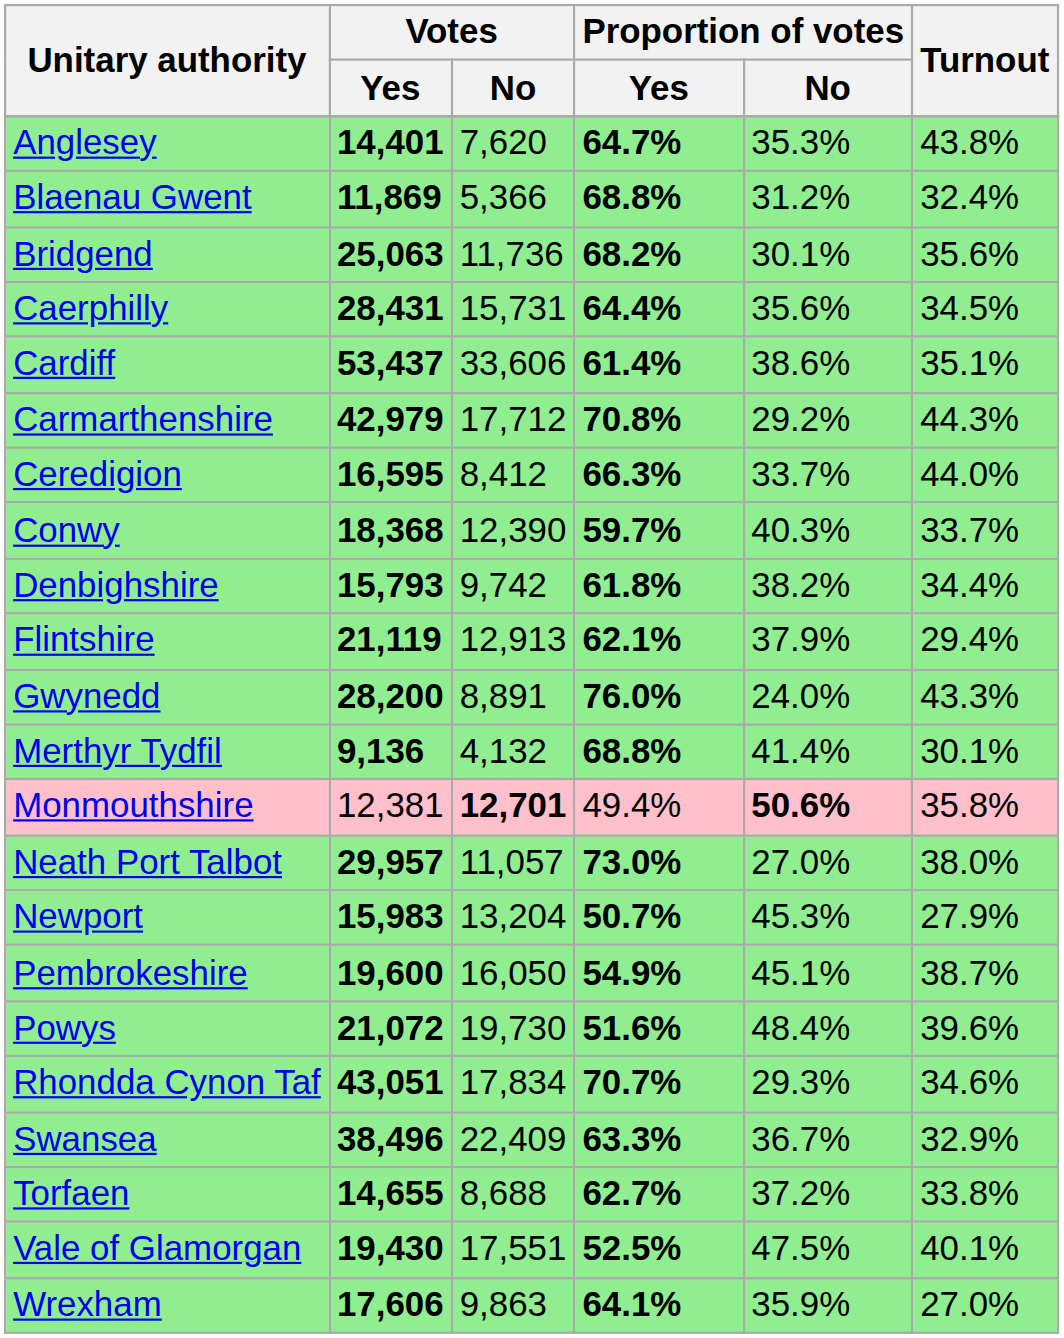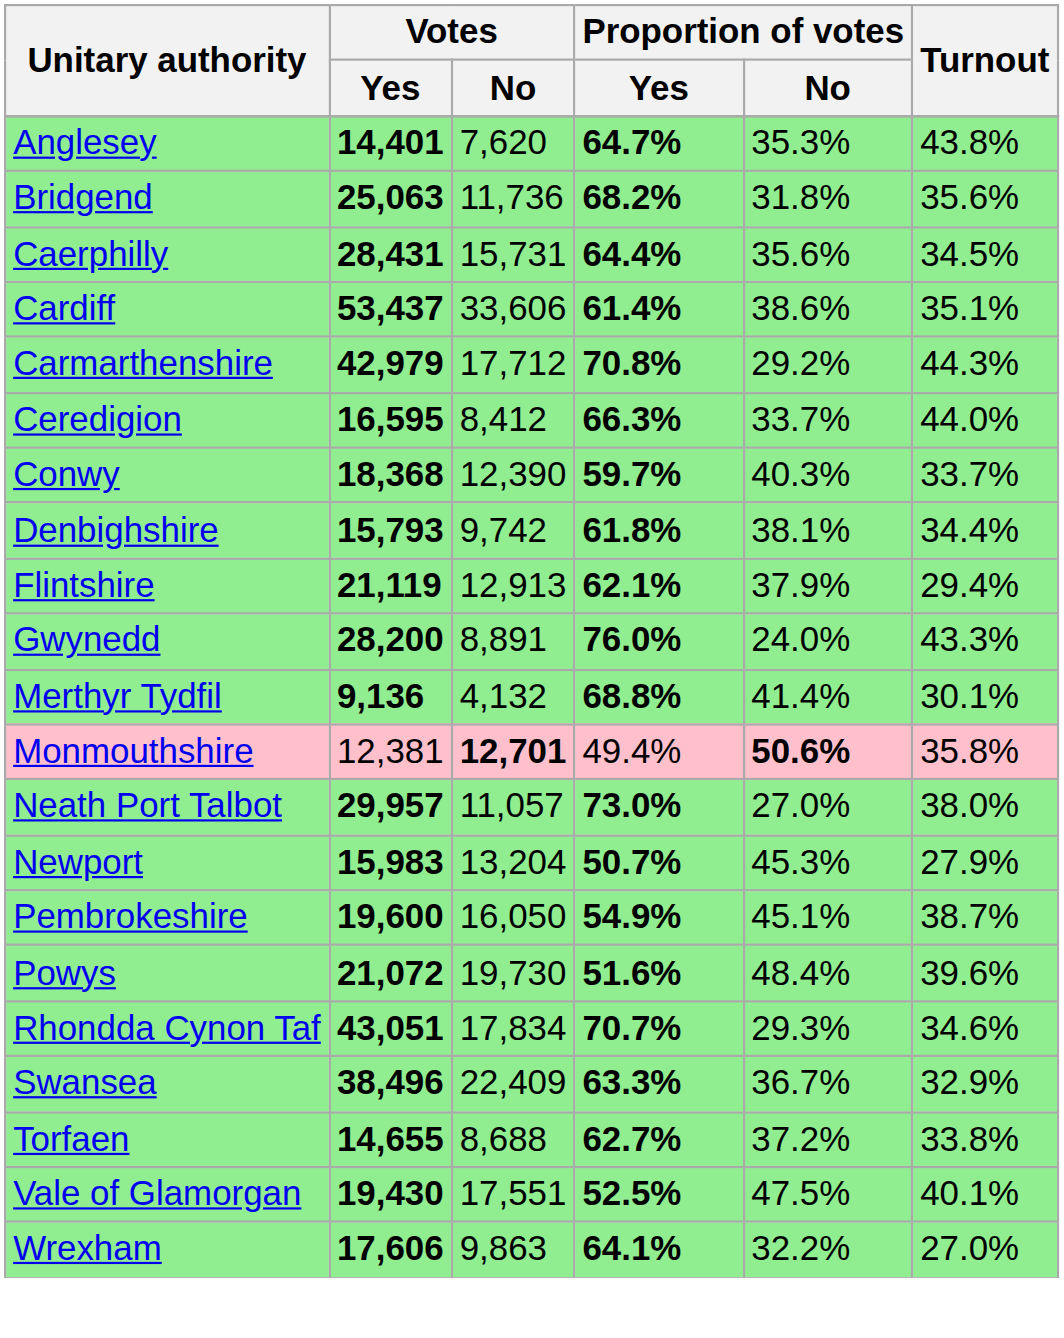- row: (132, 198)
(801, 253) 30.1% -> (801, 198) 31.8%
(801, 585) 38.2% -> (801, 530) 38.1%
(801, 1304) 35.9% -> (801, 1249) 32.2%
